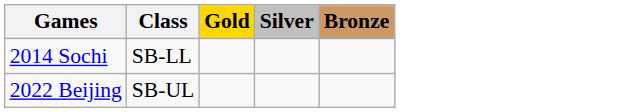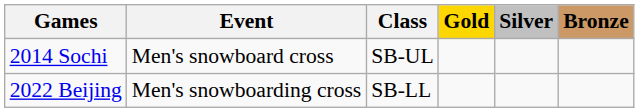+ column: (247, 21)
(162, 55) SB-LL -> (402, 55) SB-UL
(163, 90) SB-UL -> (401, 90) SB-LL
